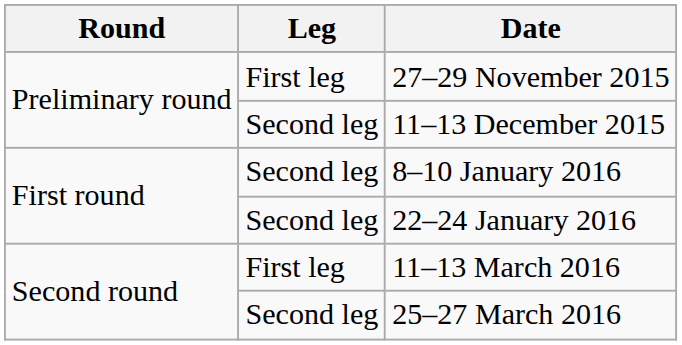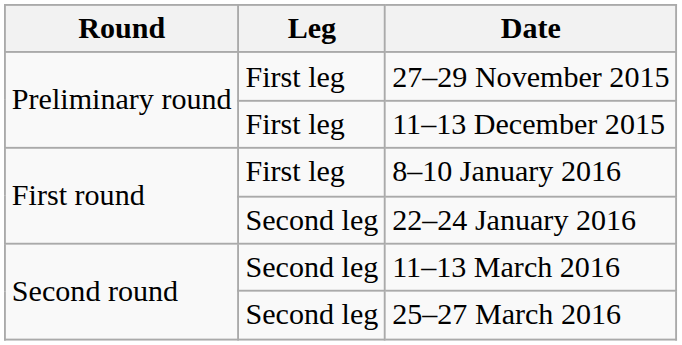(312, 123) Second leg -> (295, 123) First leg
(312, 171) Second leg -> (295, 171) First leg
(295, 266) First leg -> (312, 266) Second leg
